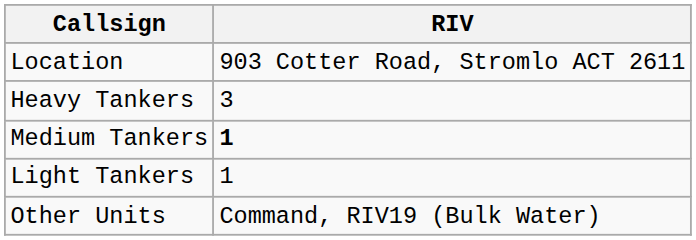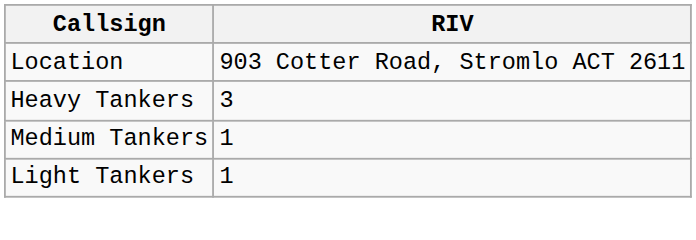(226, 139) bold -> (226, 139) normal
- row: (88, 216)
